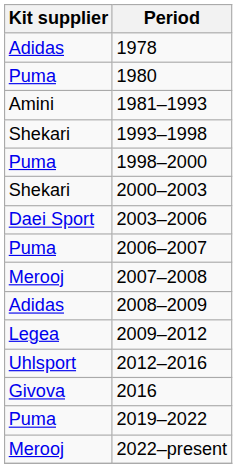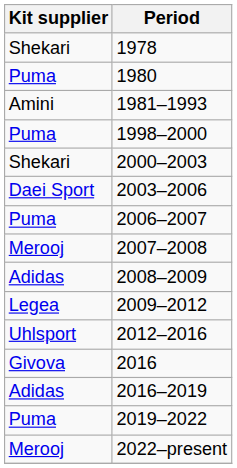(36, 47) Adidas -> (39, 47) Shekari
- row: (162, 133)
+ row: (162, 391)
